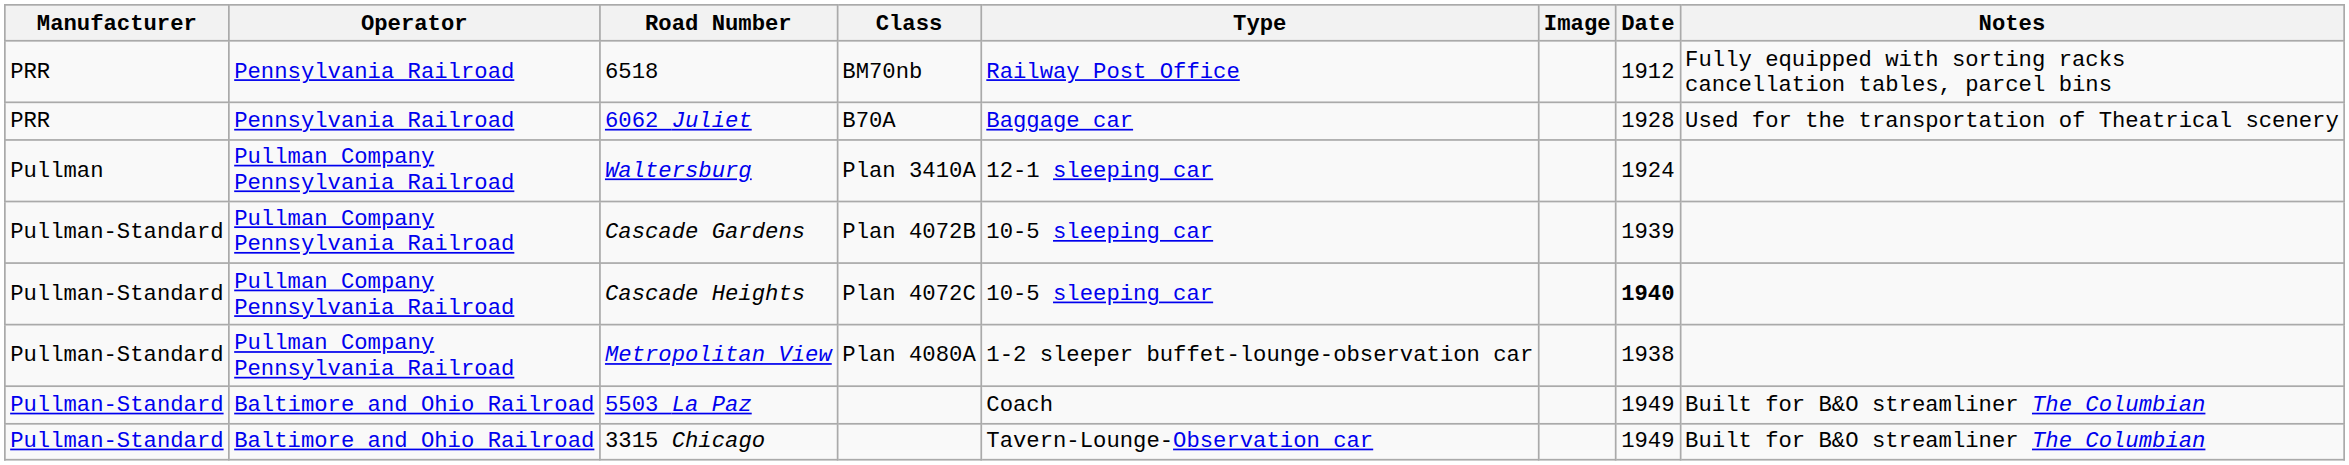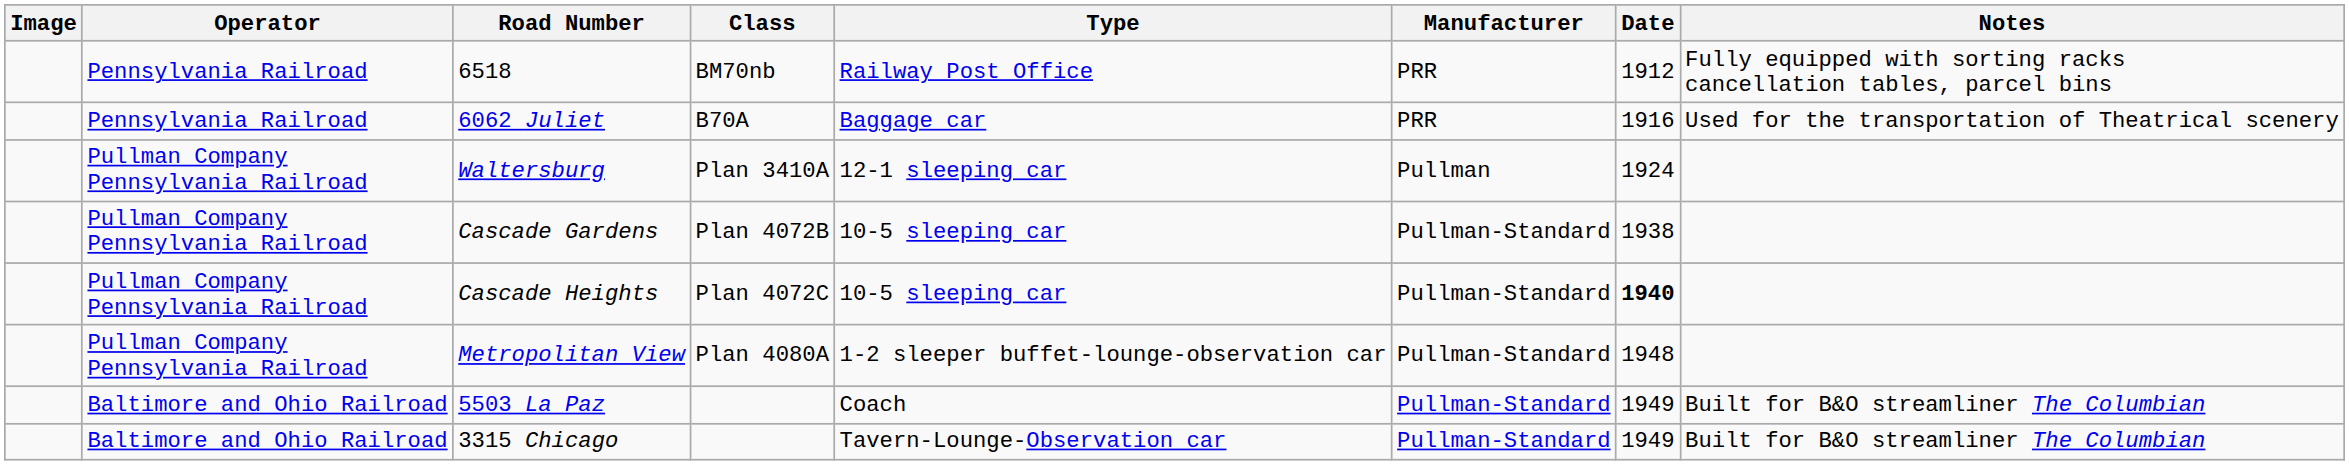columns swapped: (1577, 23) <-> (117, 23)
(1648, 121) 1928 -> (1648, 121) 1916
(1648, 232) 1939 -> (1648, 232) 1938
(1648, 356) 1938 -> (1648, 356) 1948
